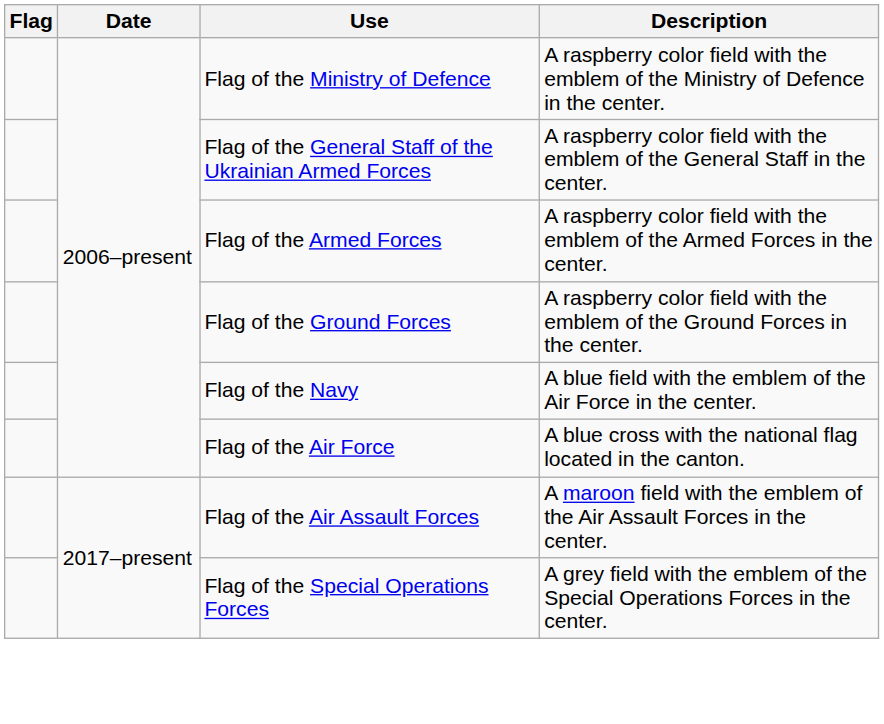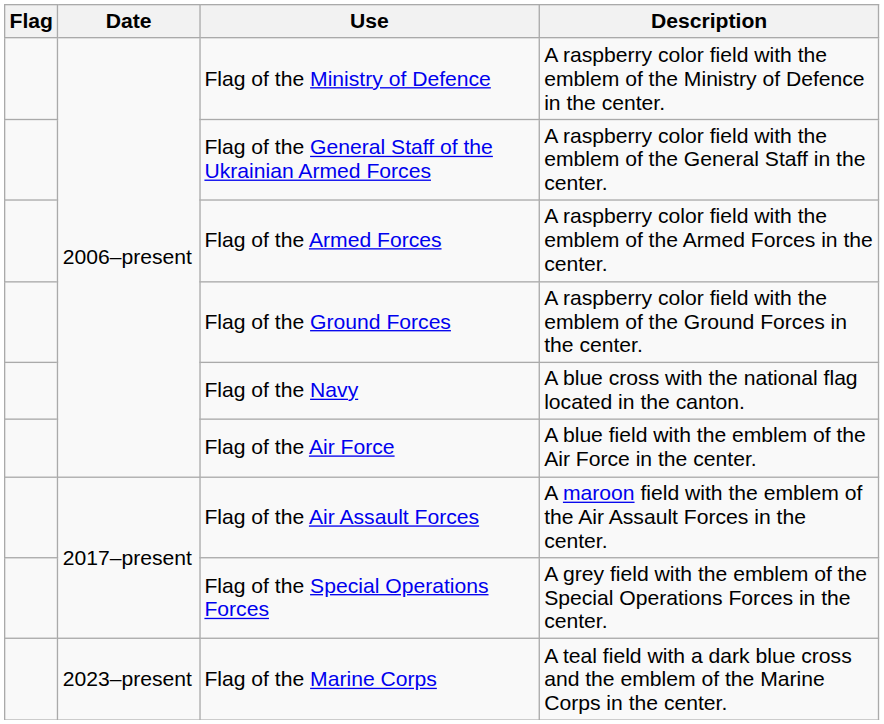(705, 390) A blue field with the emblem of the Air Force in the center. -> (701, 390) A blue cross with the national flag located in the canton.
(701, 447) A blue cross with the national flag located in the canton. -> (705, 447) A blue field with the emblem of the Air Force in the center.
+ row: (321, 679)
